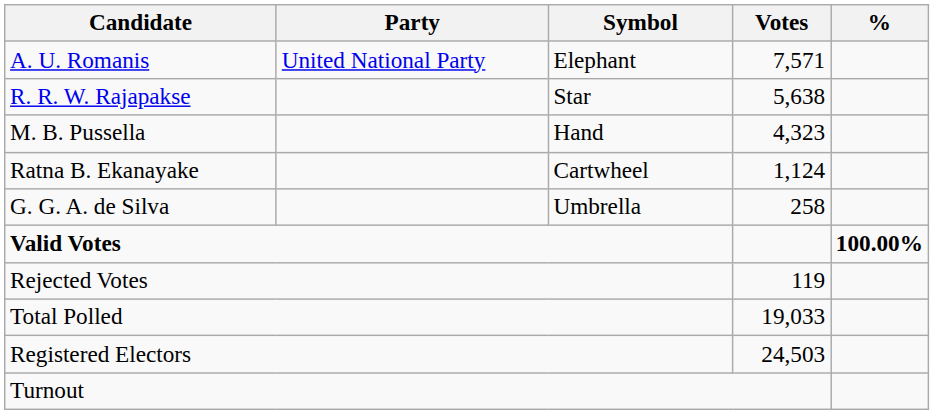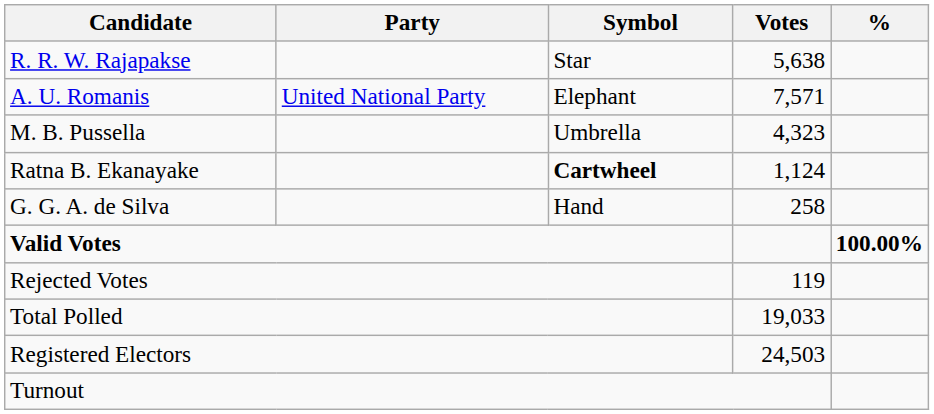rows swapped: (80, 59) <-> (100, 96)
(579, 133) Hand -> (597, 133) Umbrella
(601, 170) normal -> (605, 170) bold
(597, 206) Umbrella -> (579, 206) Hand
